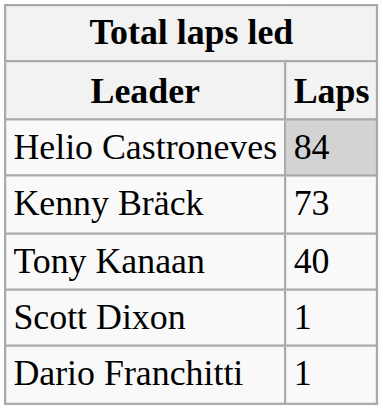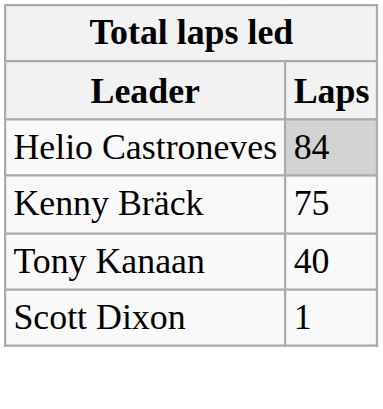(312, 203) 73 -> (312, 203) 75
- row: (128, 373)
